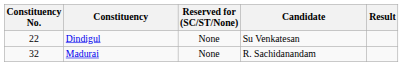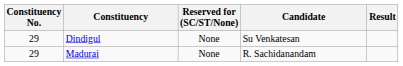(34, 38) 22 -> (34, 38) 29
(34, 54) 32 -> (34, 54) 29
